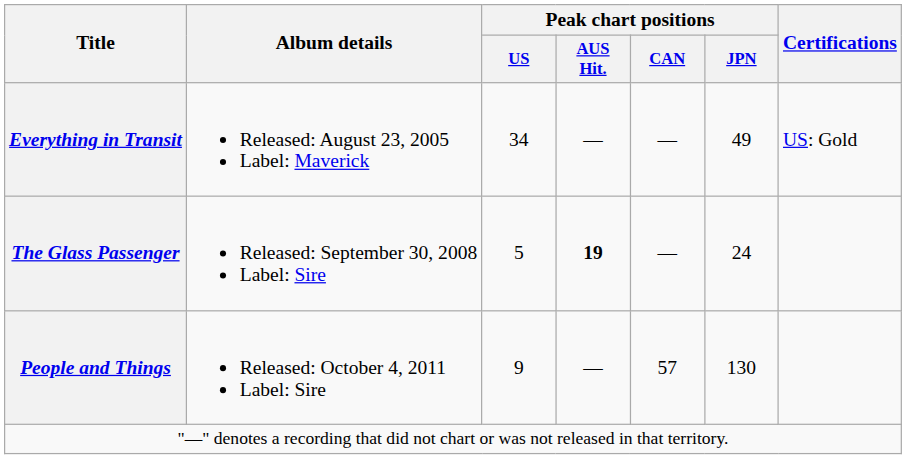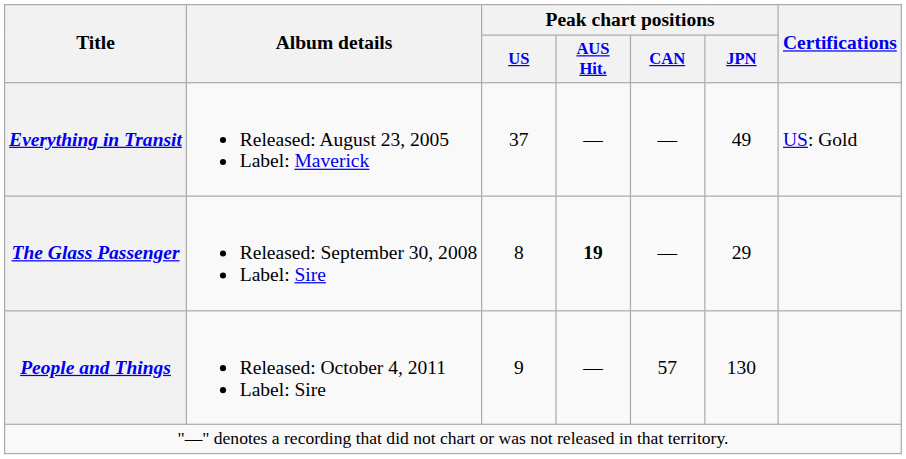(519, 139) 34 -> (519, 139) 37
(519, 253) 5 -> (519, 253) 8
(741, 253) 24 -> (741, 253) 29
